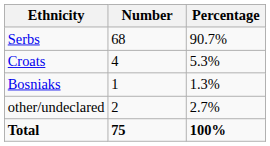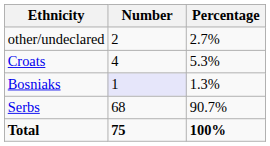rows swapped: (24, 38) <-> (56, 107)
(115, 84) no background -> (115, 84) lavender background
